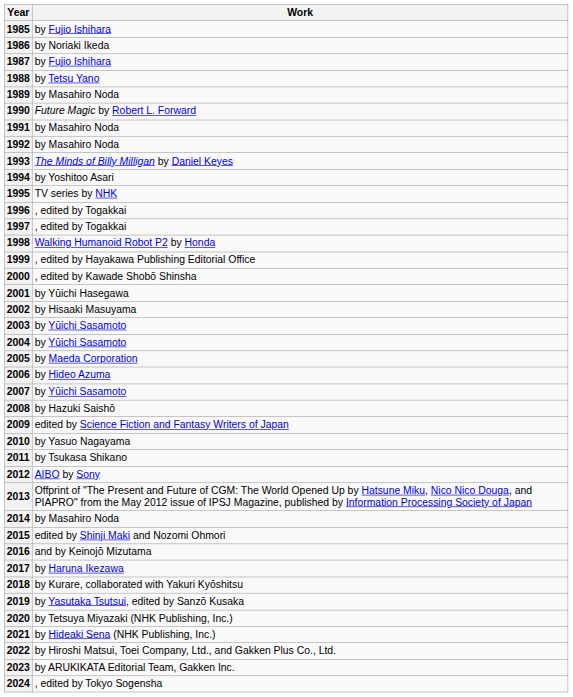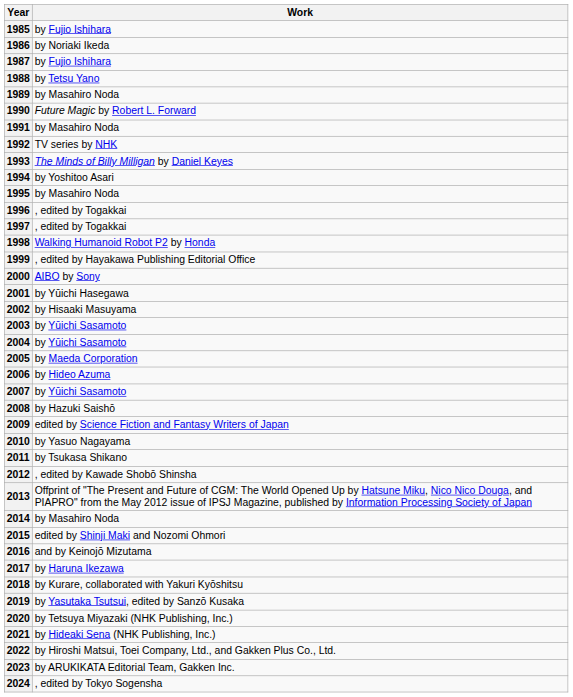(77, 144) by Masahiro Noda -> (76, 144) TV series by NHK
(76, 194) TV series by NHK -> (77, 194) by Masahiro Noda
(116, 276) , edited by Kawade Shobō Shinsha -> (67, 276) AIBO by Sony
(67, 474) AIBO by Sony -> (116, 474) , edited by Kawade Shobō Shinsha
